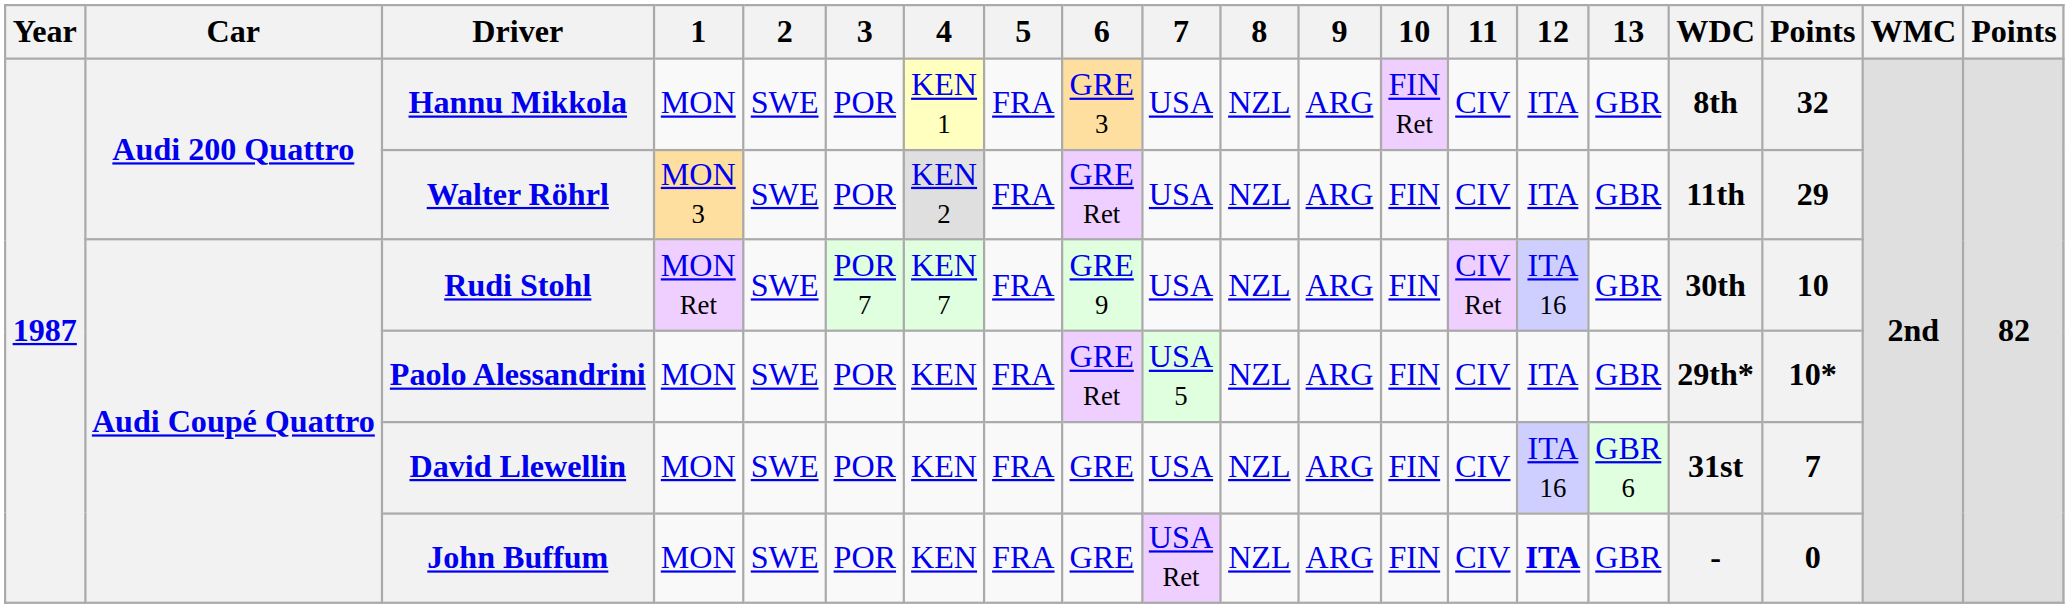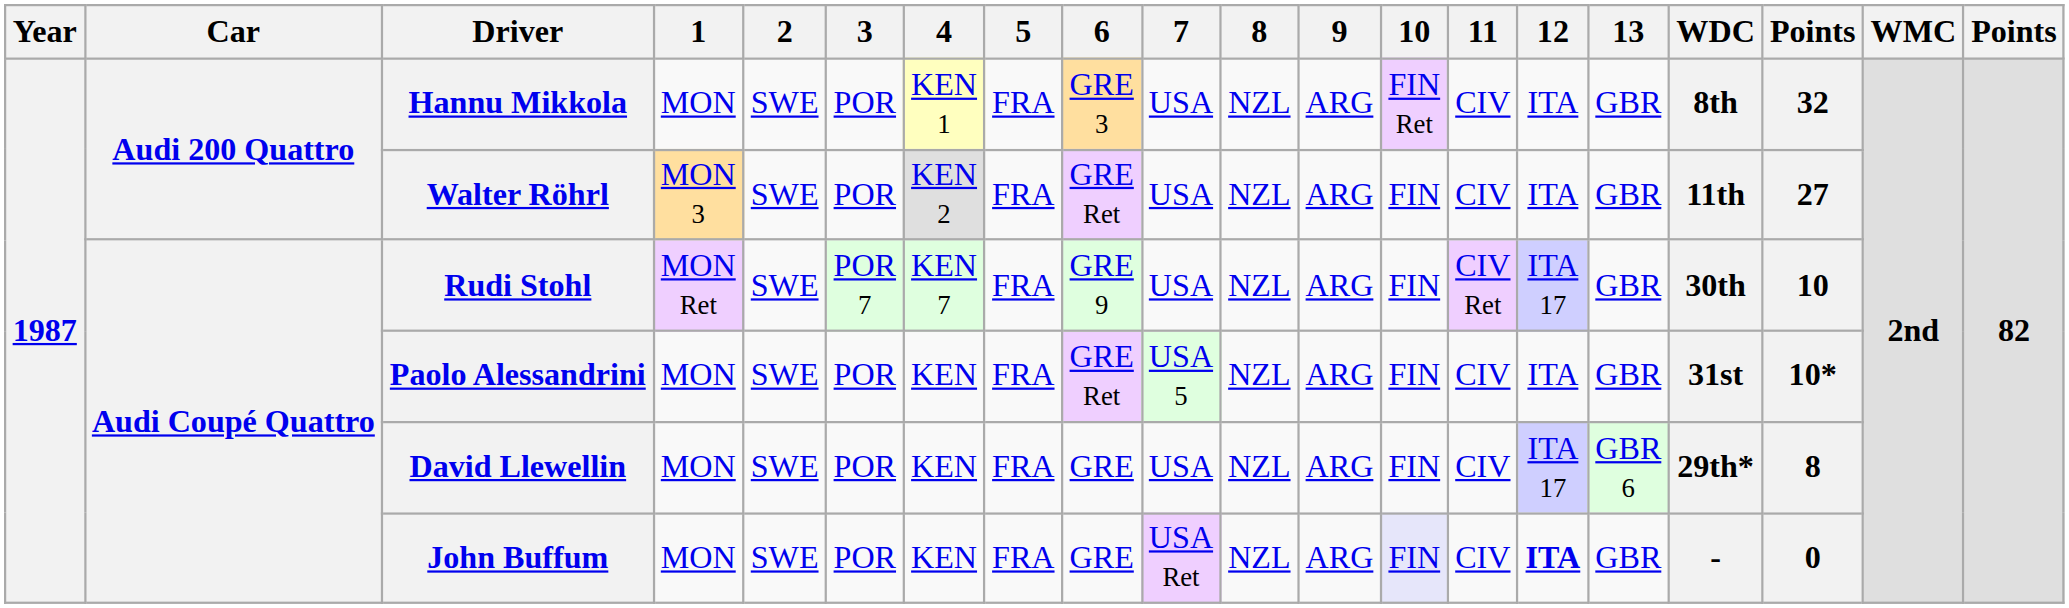(1813, 194) 29 -> (1813, 194) 27
(1553, 285) ITA 16 -> (1553, 285) ITA 17
(1716, 375) 29th* -> (1716, 375) 31st
(1553, 466) ITA 16 -> (1553, 466) ITA 17
(1716, 466) 31st -> (1716, 466) 29th*
(1813, 466) 7 -> (1813, 466) 8
(1414, 557) no background -> (1414, 557) lavender background
